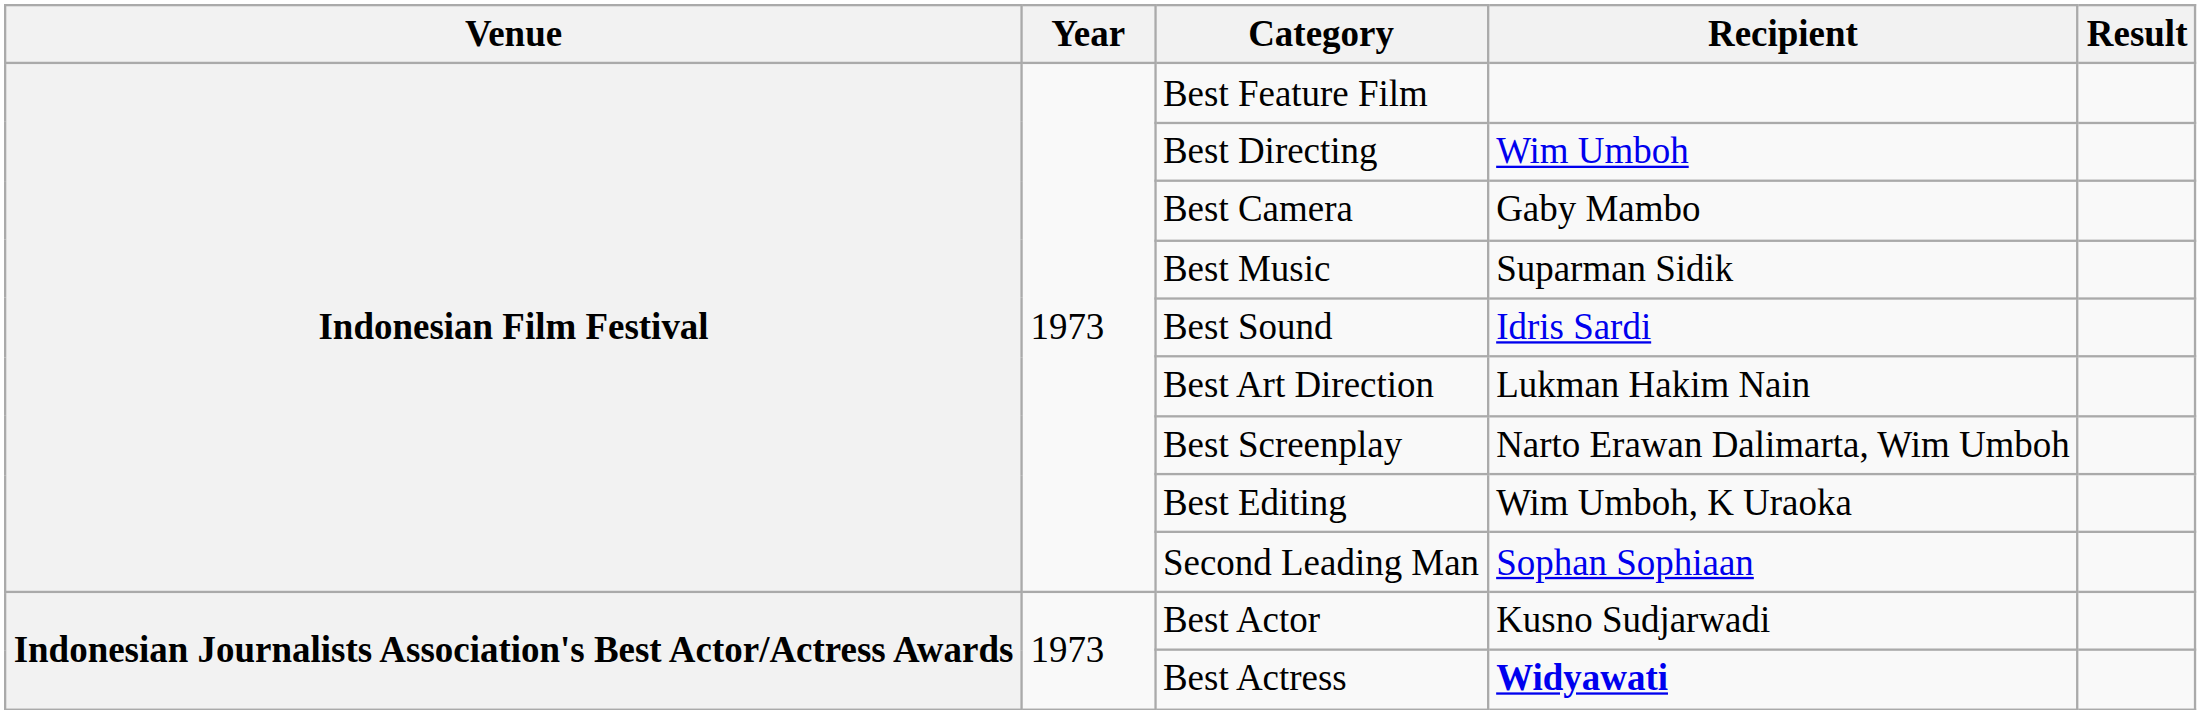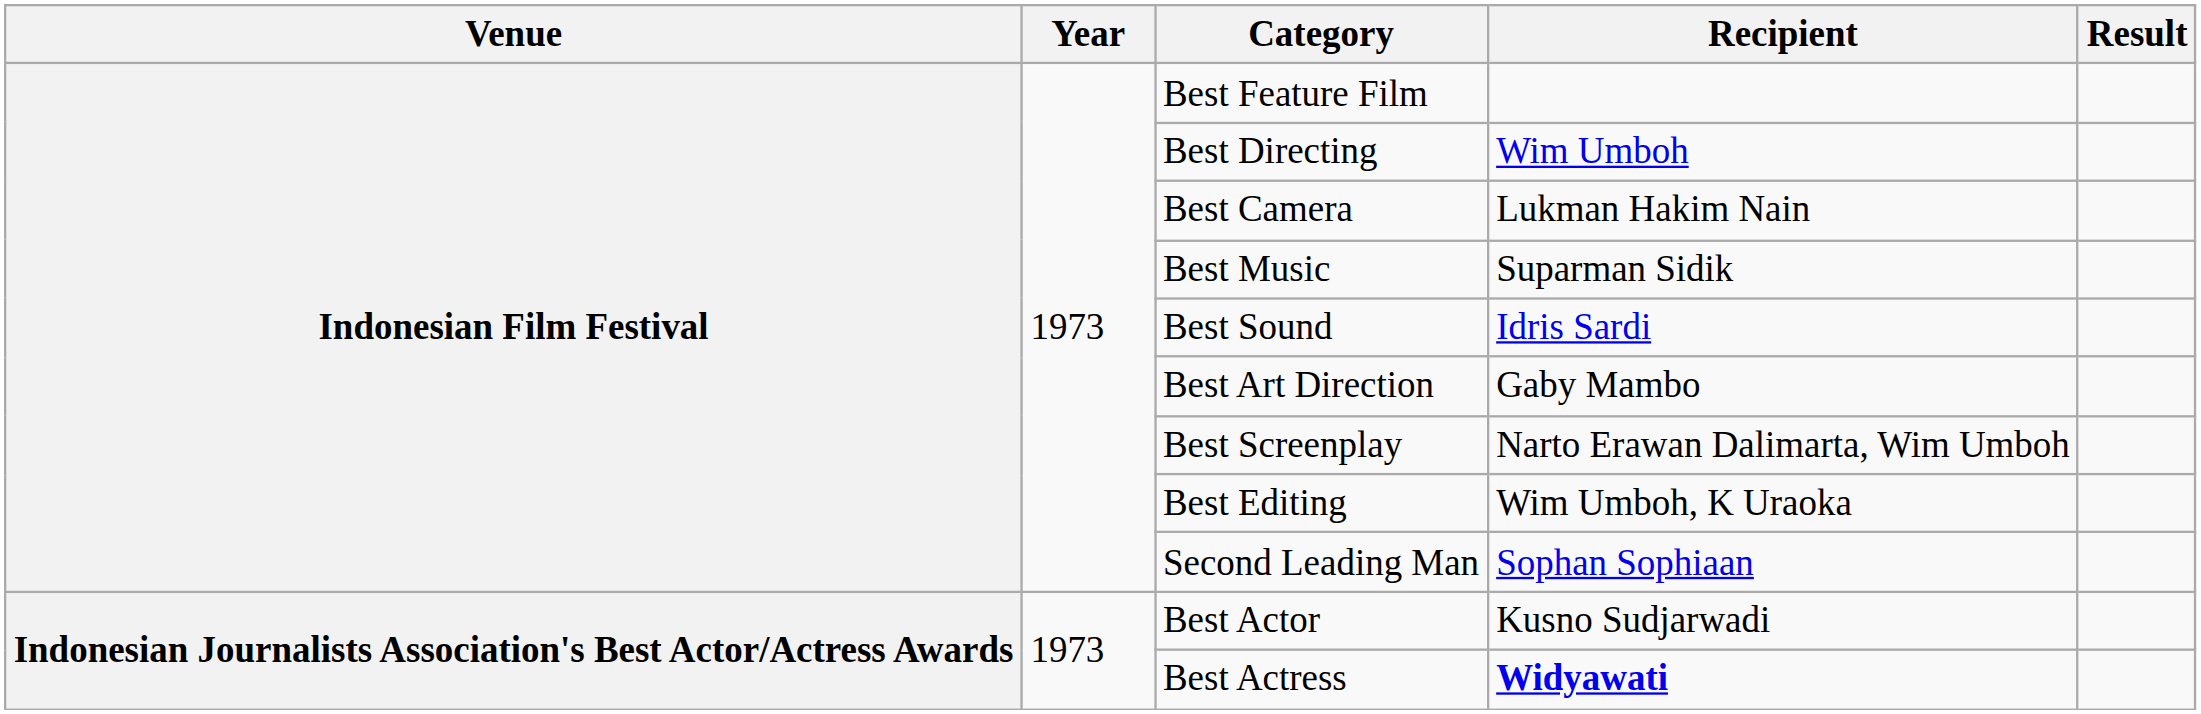(1598, 209) Gaby Mambo -> (1653, 209) Lukman Hakim Nain
(1653, 385) Lukman Hakim Nain -> (1598, 385) Gaby Mambo
